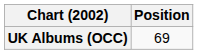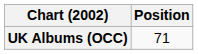(162, 37) 69 -> (162, 37) 71
